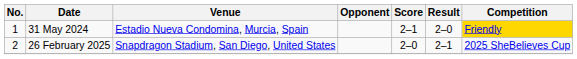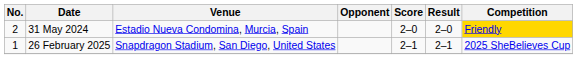(15, 29) 1 -> (15, 29) 2
(409, 29) 2–1 -> (409, 29) 2–0
(15, 45) 2 -> (15, 45) 1
(409, 45) 2–0 -> (409, 45) 2–1
